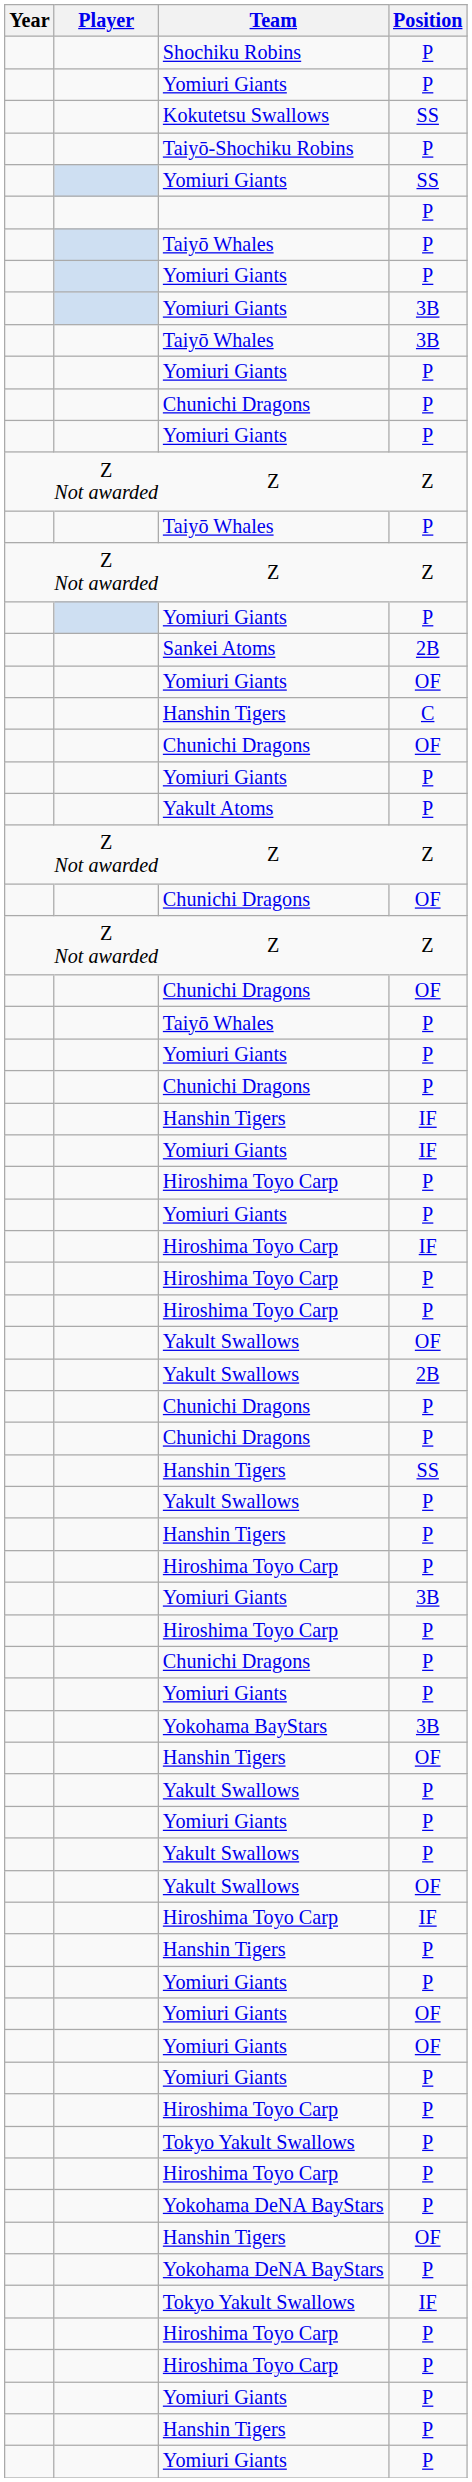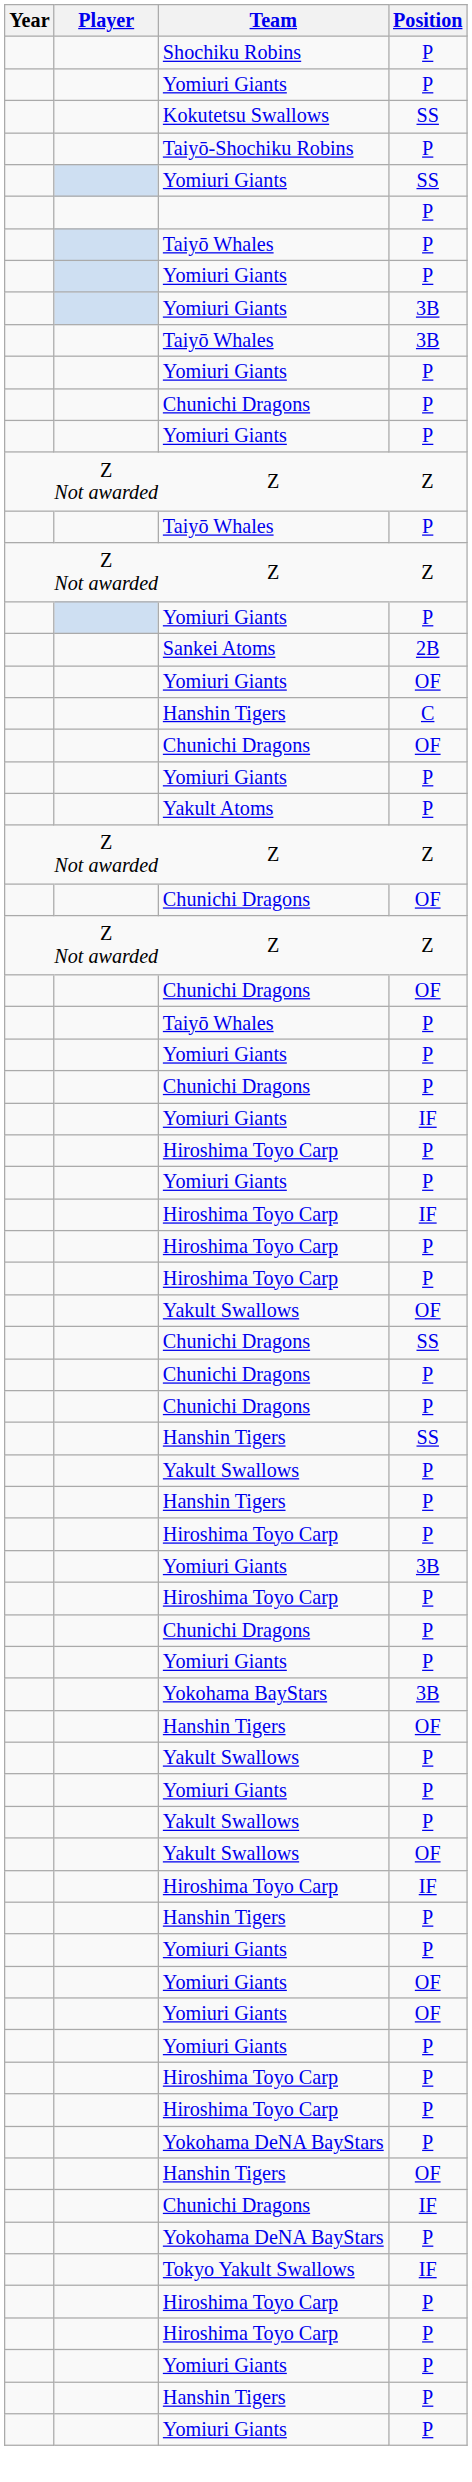- row: (224, 1118)
+ row: (236, 1342)
- row: (231, 1374)
- row: (259, 2141)
+ row: (236, 2205)
